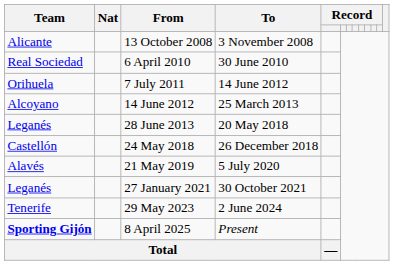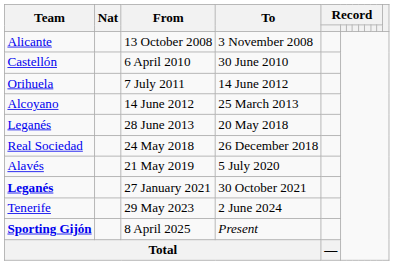(45, 62) Real Sociedad -> (32, 62) Castellón
(32, 145) Castellón -> (45, 145) Real Sociedad
(29, 187) normal -> (30, 187) bold
